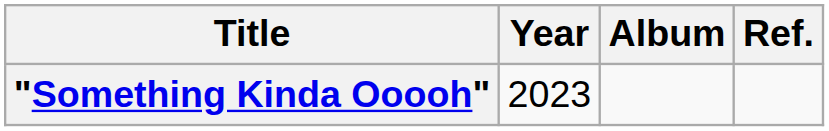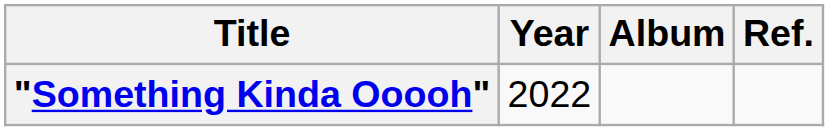(549, 93) 2023 -> (549, 93) 2022
